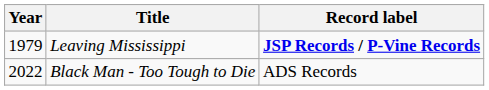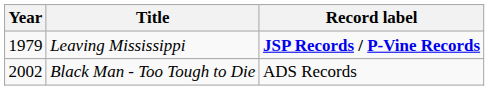(25, 71) 2022 -> (25, 71) 2002
